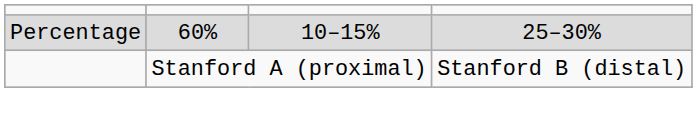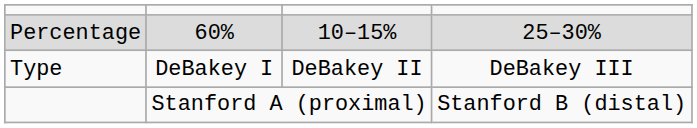+ row: (36, 69)
